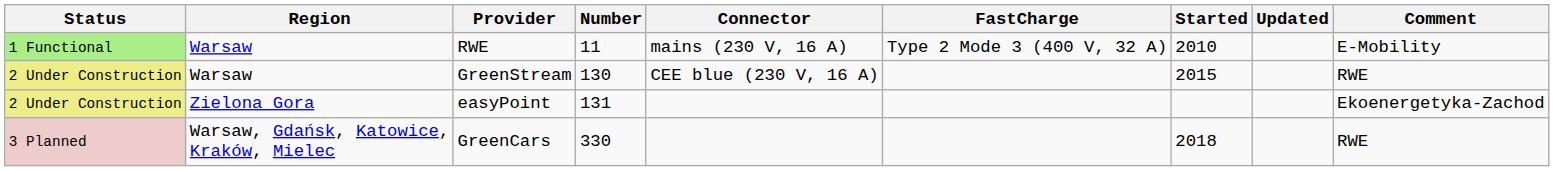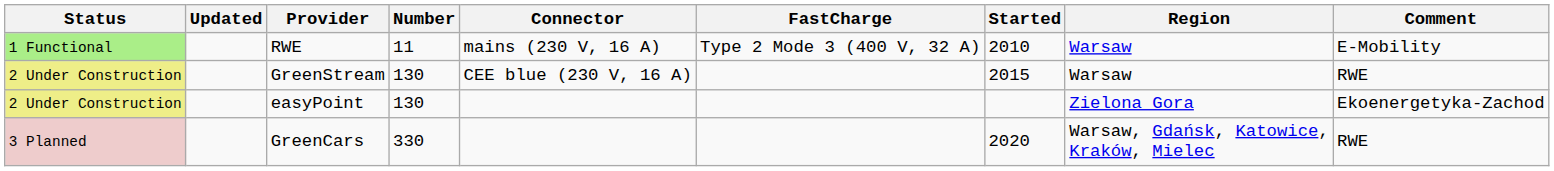columns swapped: (320, 19) <-> (1292, 19)
(595, 103) 131 -> (409, 103) 130
(1196, 141) 2018 -> (1009, 141) 2020
